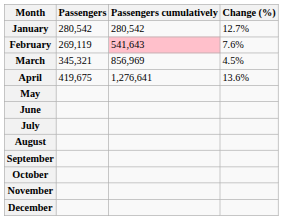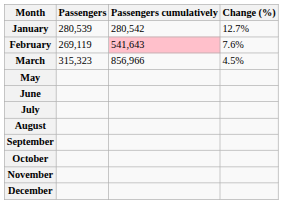(75, 28) 280,542 -> (75, 28) 280,539
(75, 61) 345,321 -> (75, 61) 315,323
(128, 61) 856,969 -> (128, 61) 856,966
- row: (30, 77)
